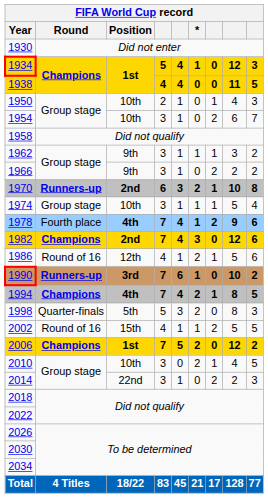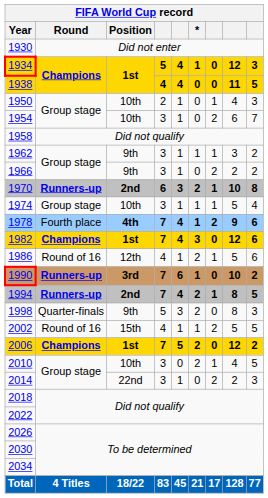(130, 240) 2nd -> (130, 240) 1st
(71, 294) Champions -> (71, 294) Runners-up
(130, 294) 4th -> (130, 294) 2nd
(130, 311) 5th -> (130, 311) 9th
